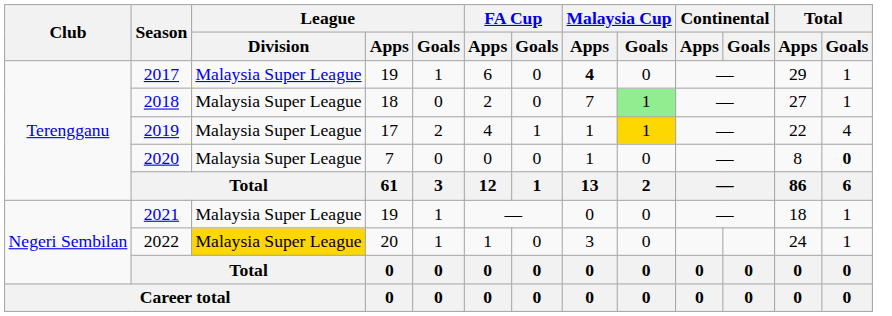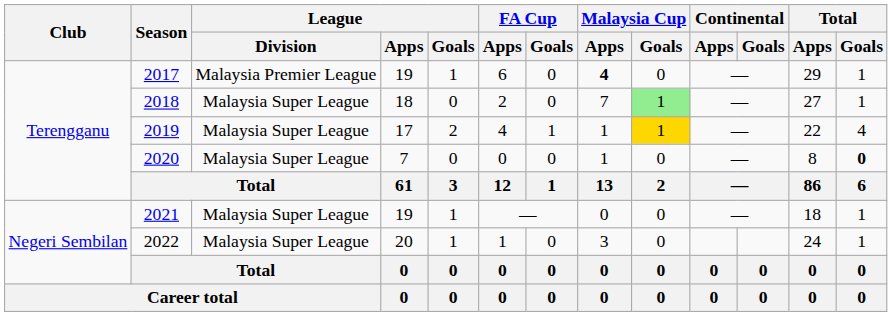(279, 74) Malaysia Super League -> (286, 74) Malaysia Premier League
(279, 241) gold background -> (286, 241) no background
